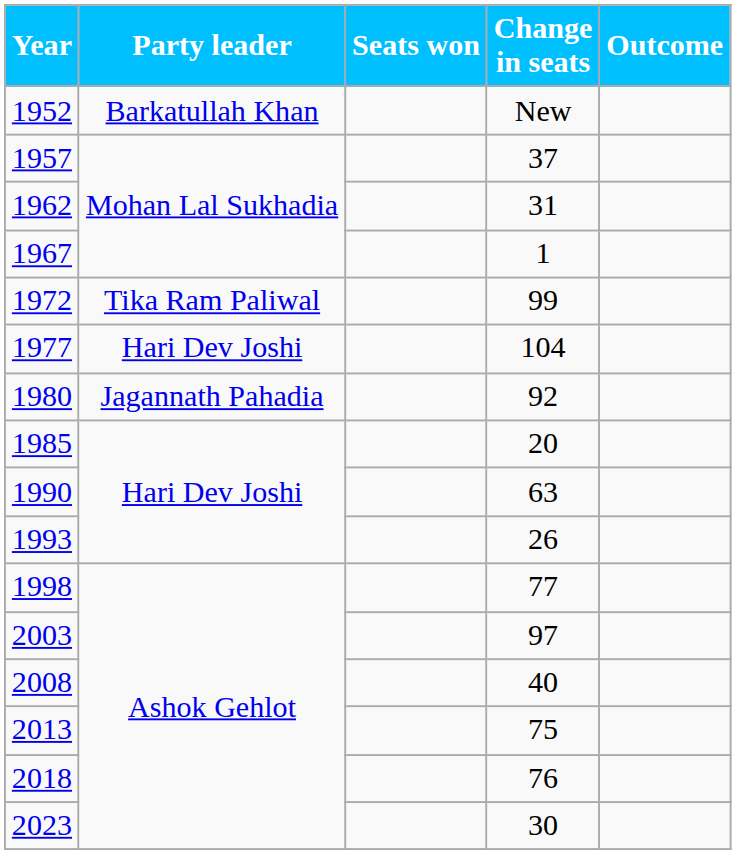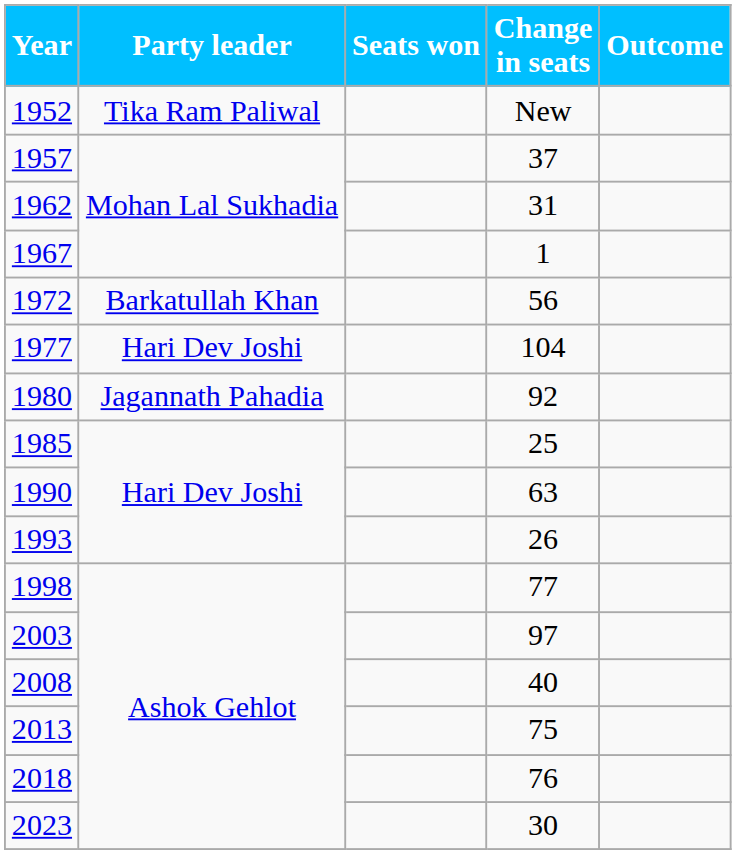(212, 109) Barkatullah Khan -> (212, 109) Tika Ram Paliwal
(212, 300) Tika Ram Paliwal -> (212, 300) Barkatullah Khan
(543, 300) 99 -> (543, 300) 56
(543, 443) 20 -> (543, 443) 25
